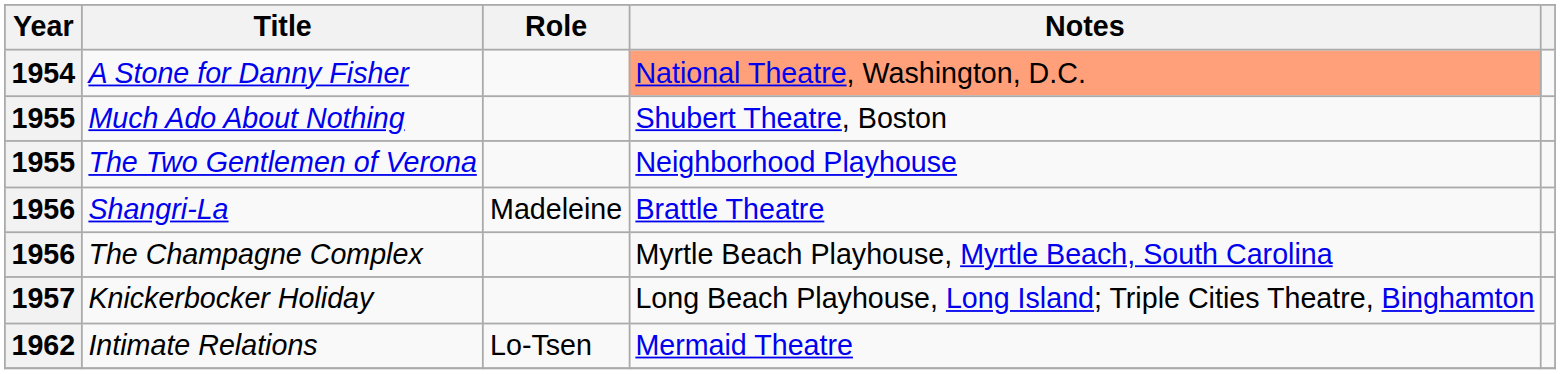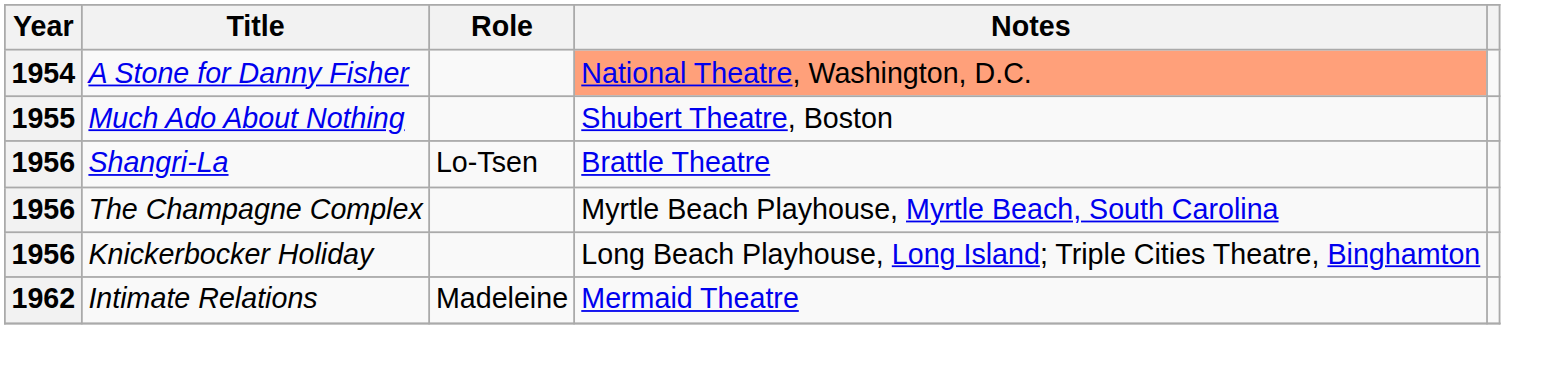- row: (283, 163)
(556, 208) Madeleine -> (487, 163) Lo-Tsen
(43, 299) 1957 -> (43, 254) 1956
(541, 345) Lo-Tsen -> (502, 299) Madeleine
